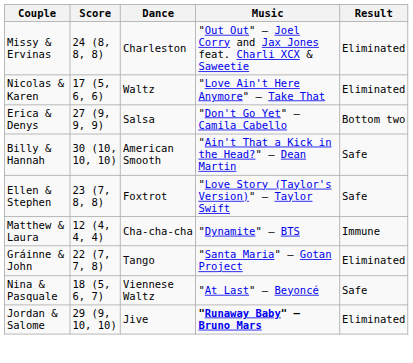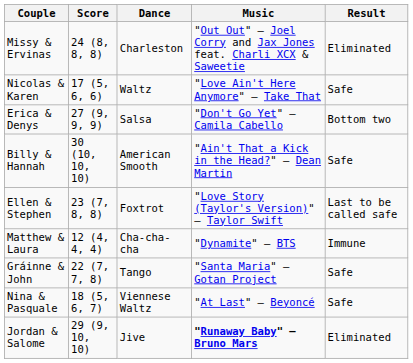(374, 90) Eliminated -> (340, 90) Safe
(355, 196) Safe -> (362, 208) Last to be called safe
(374, 261) Eliminated -> (340, 273) Safe
